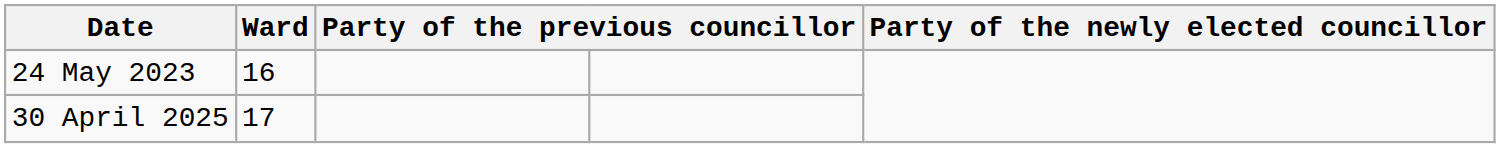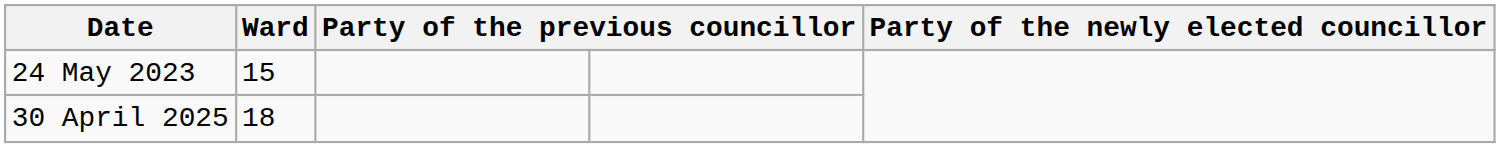(259, 73) 16 -> (259, 73) 15
(259, 118) 17 -> (259, 118) 18
